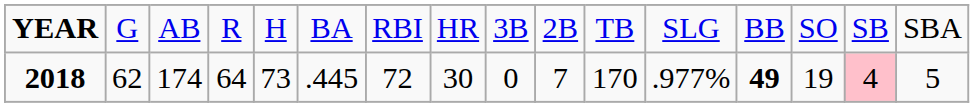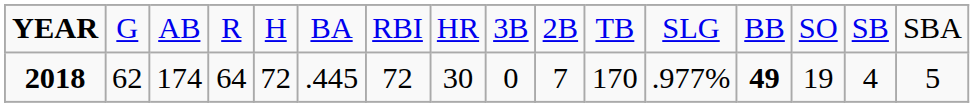(276, 76) 73 -> (276, 76) 72
(870, 76) pink background -> (870, 76) no background
